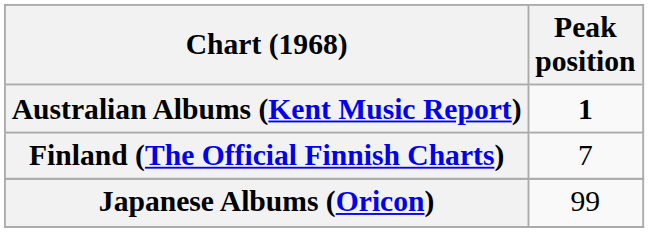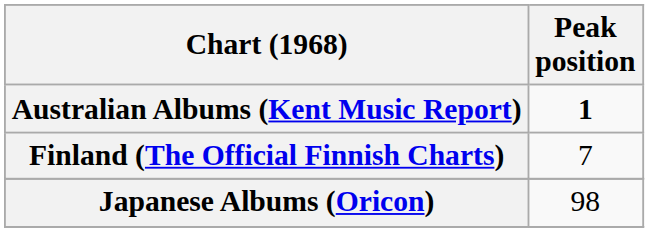(585, 202) 99 -> (585, 202) 98
